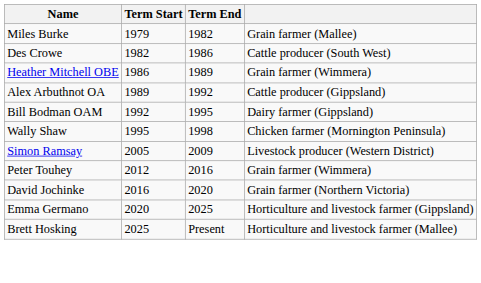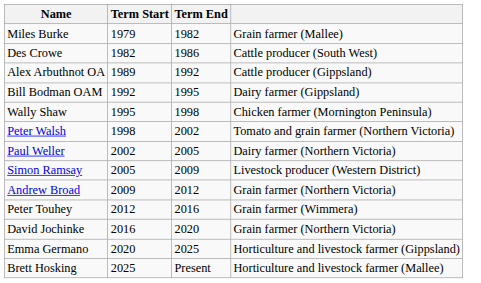- row: (63, 72)
+ row: (37, 131)
+ row: (36, 151)
+ row: (44, 190)
